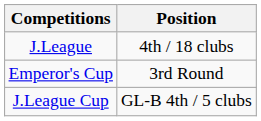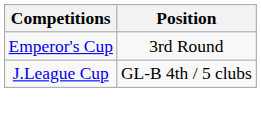- row: (61, 45)
